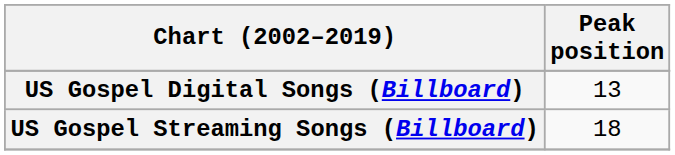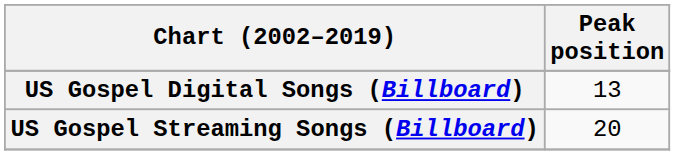(607, 129) 18 -> (607, 129) 20
